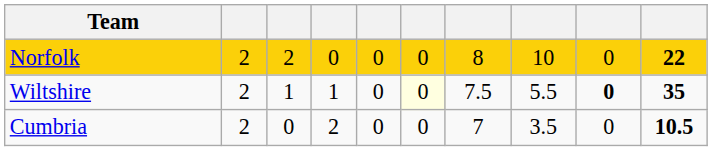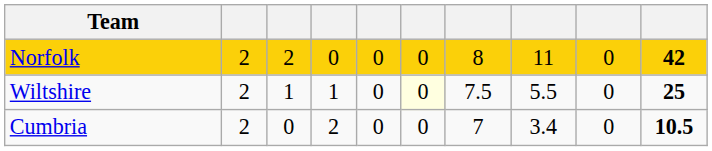(543, 57) 10 -> (543, 57) 11
(674, 57) 22 -> (674, 57) 42
(609, 92) bold -> (609, 92) normal
(674, 92) 35 -> (674, 92) 25
(543, 127) 3.5 -> (543, 127) 3.4
